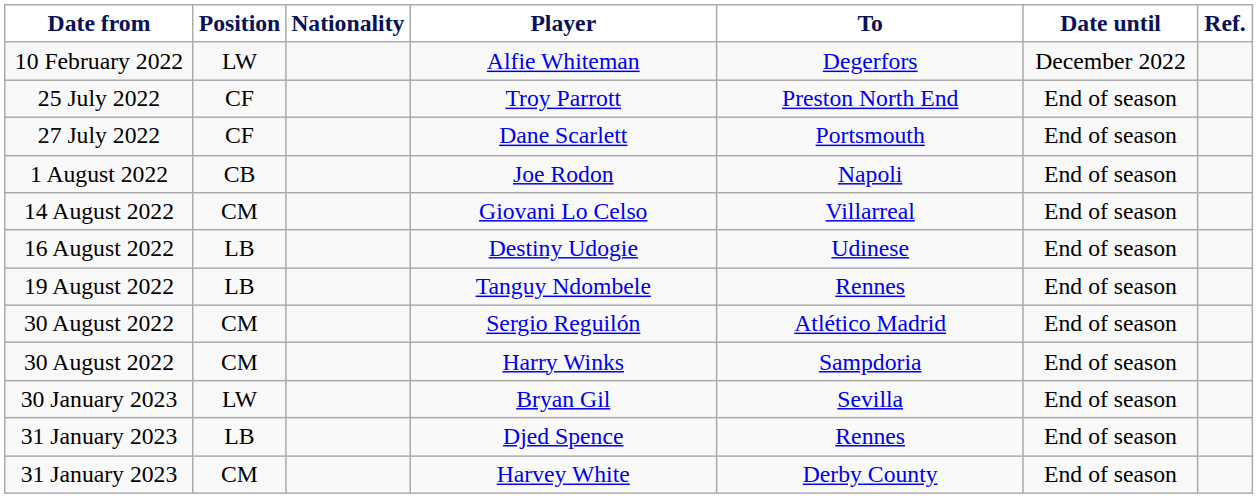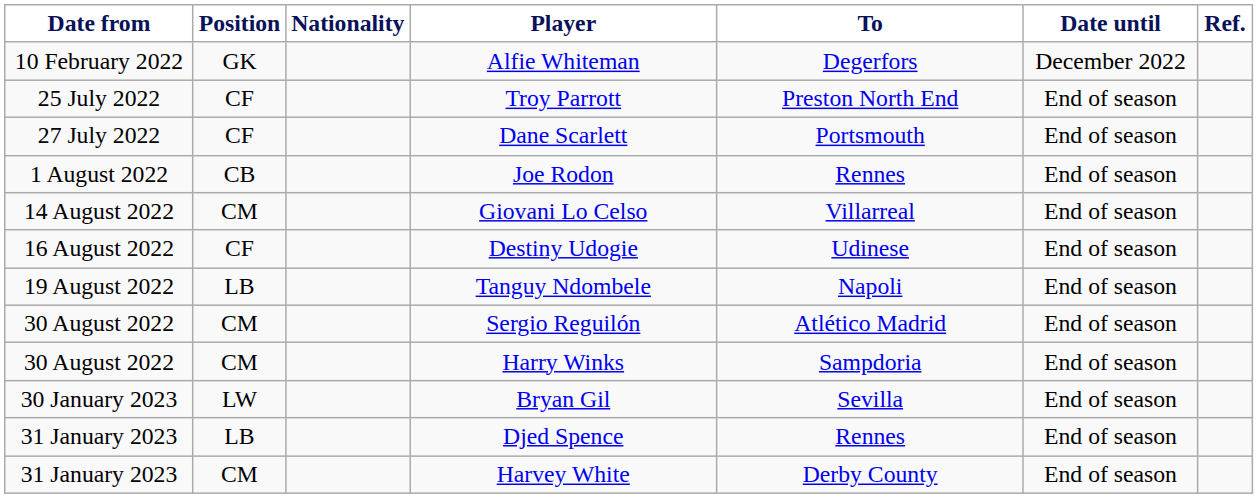(240, 60) LW -> (239, 60) GK
(870, 173) Napoli -> (870, 173) Rennes
(239, 248) LB -> (239, 248) CF
(870, 286) Rennes -> (870, 286) Napoli
